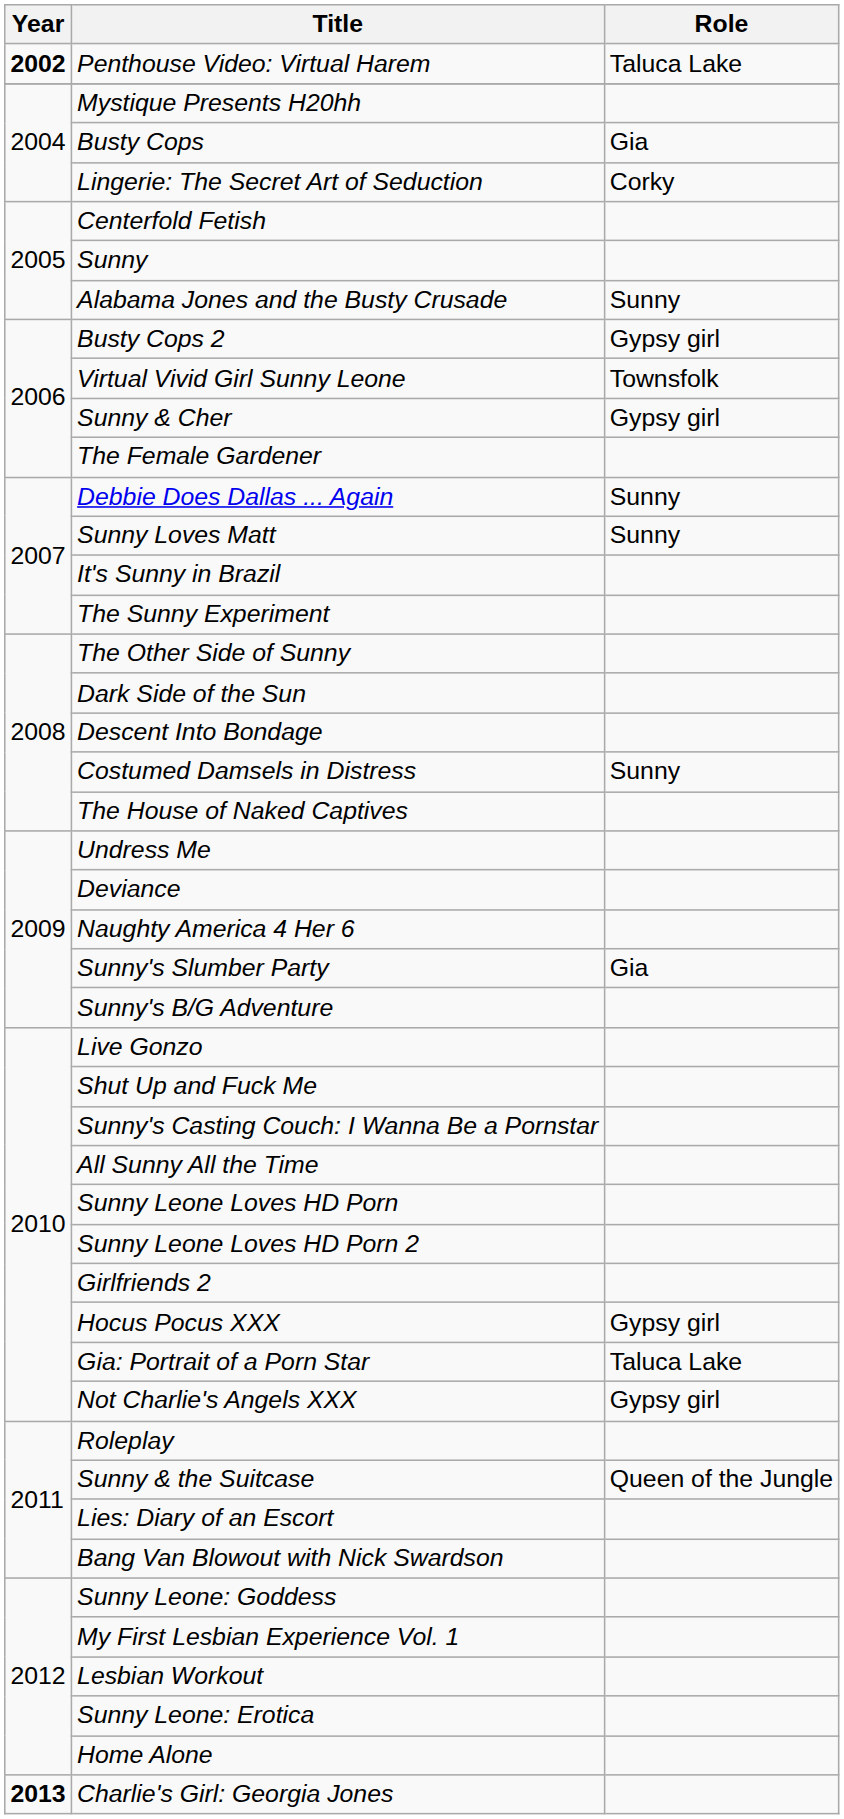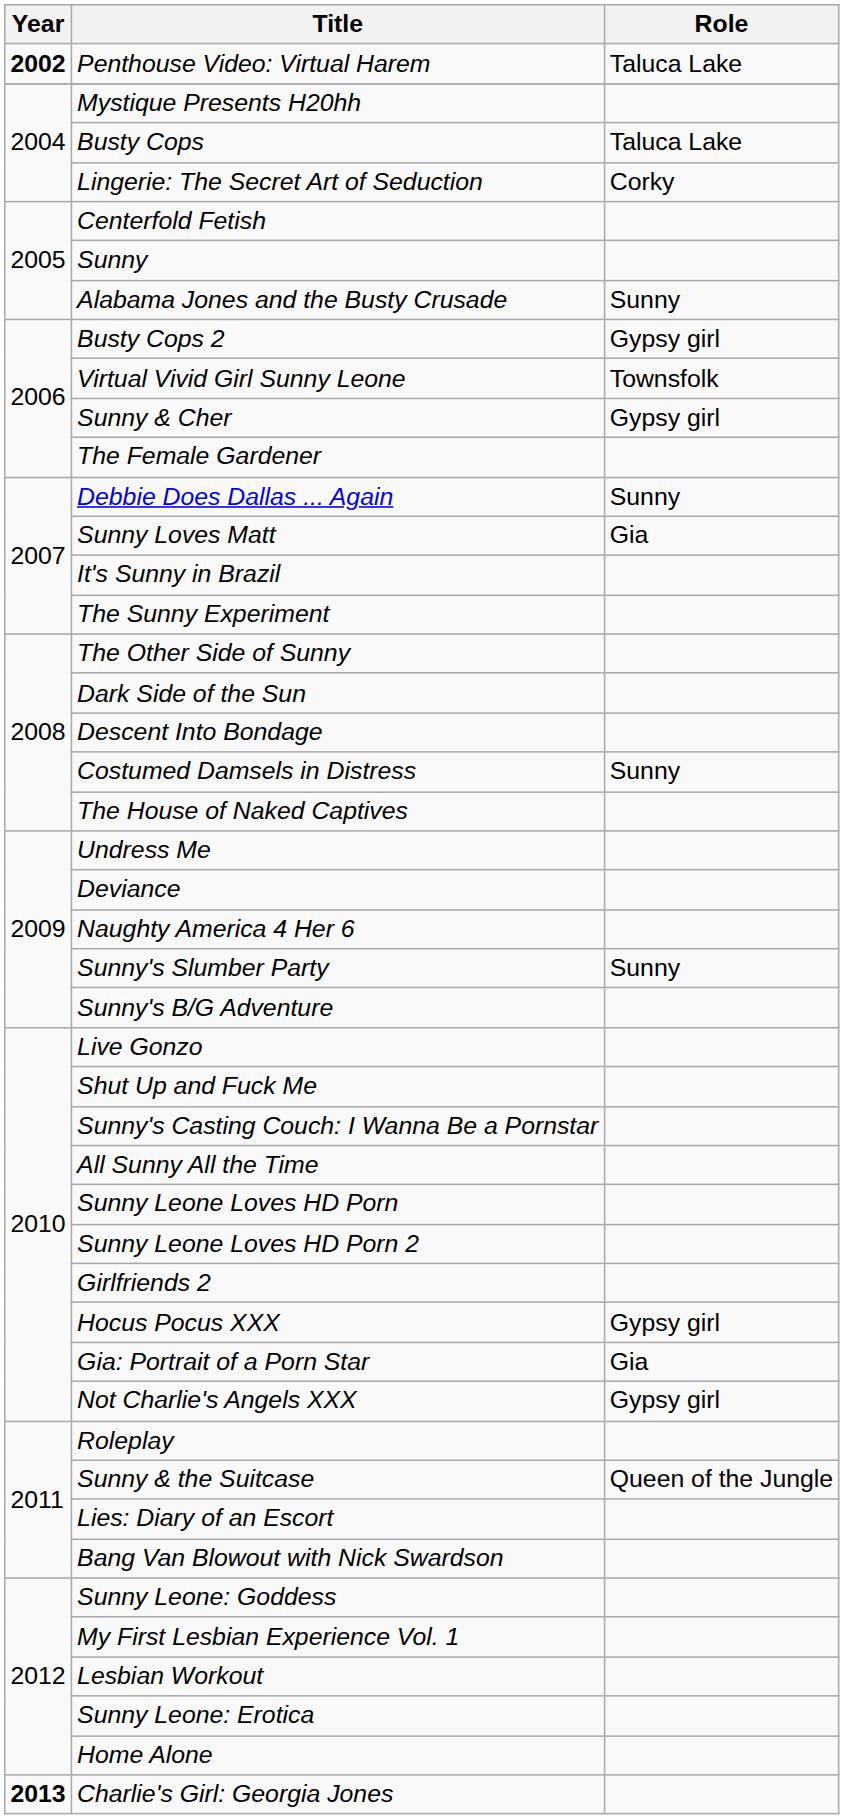(629, 142) Gia -> (676, 142) Taluca Lake
(645, 535) Sunny -> (629, 535) Gia
(629, 968) Gia -> (645, 968) Sunny
(676, 1361) Taluca Lake -> (629, 1361) Gia
